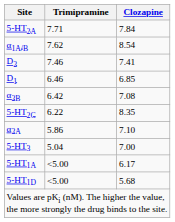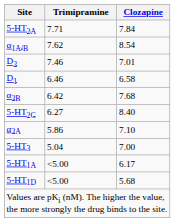(127, 62) 7.41 -> (127, 62) 7.01
(127, 79) 6.85 -> (127, 79) 6.58
(127, 96) 7.08 -> (127, 96) 7.68
(55, 113) 6.22 -> (55, 113) 6.27
(127, 113) 8.35 -> (127, 113) 8.40
